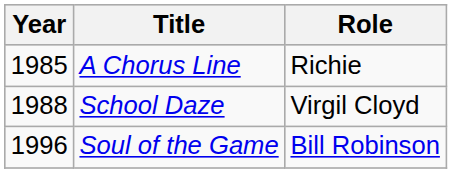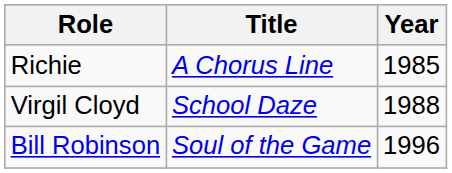columns swapped: (39, 24) <-> (365, 24)
